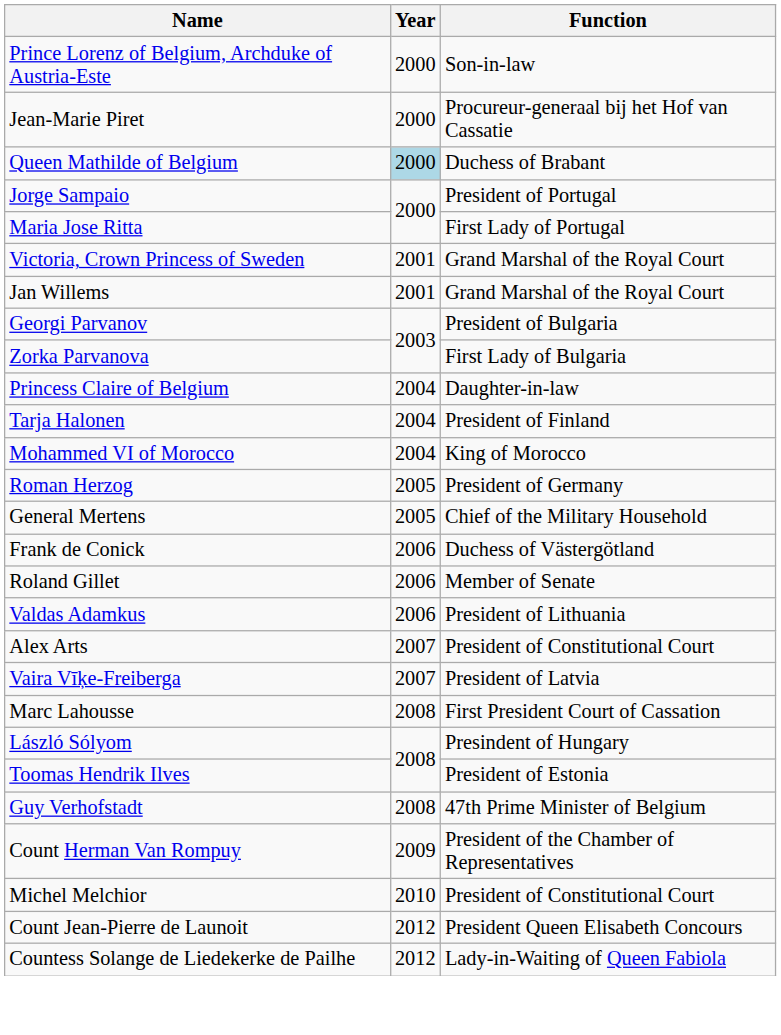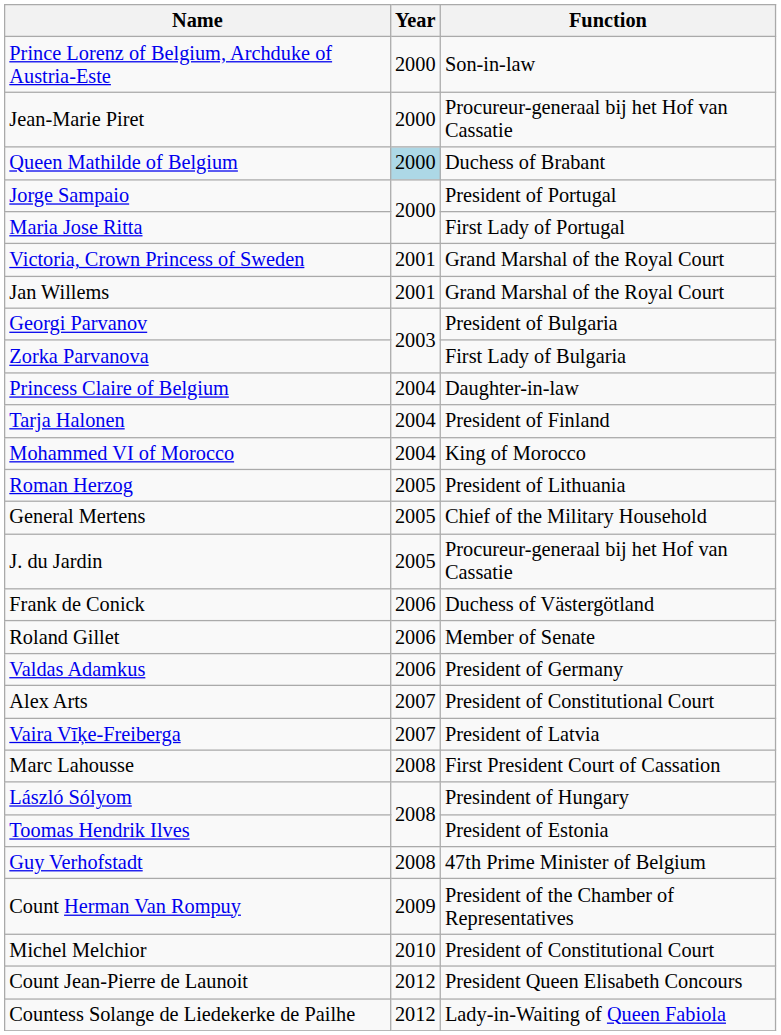(534, 485) President of Germany -> (535, 485) President of Lithuania
+ row: (56, 561)
(535, 614) President of Lithuania -> (534, 669) President of Germany
